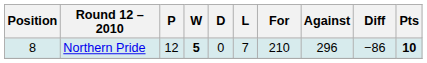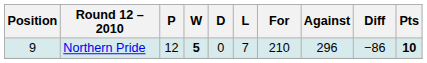(32, 48) 8 -> (32, 48) 9
